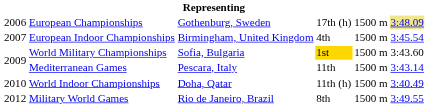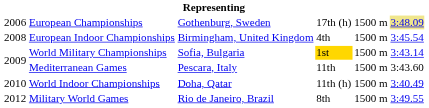(15, 37) 2007 -> (15, 37) 2008
(407, 52) 3:43.60 -> (407, 52) 3:43.14
(407, 68) 3:43.14 -> (407, 68) 3:43.60
